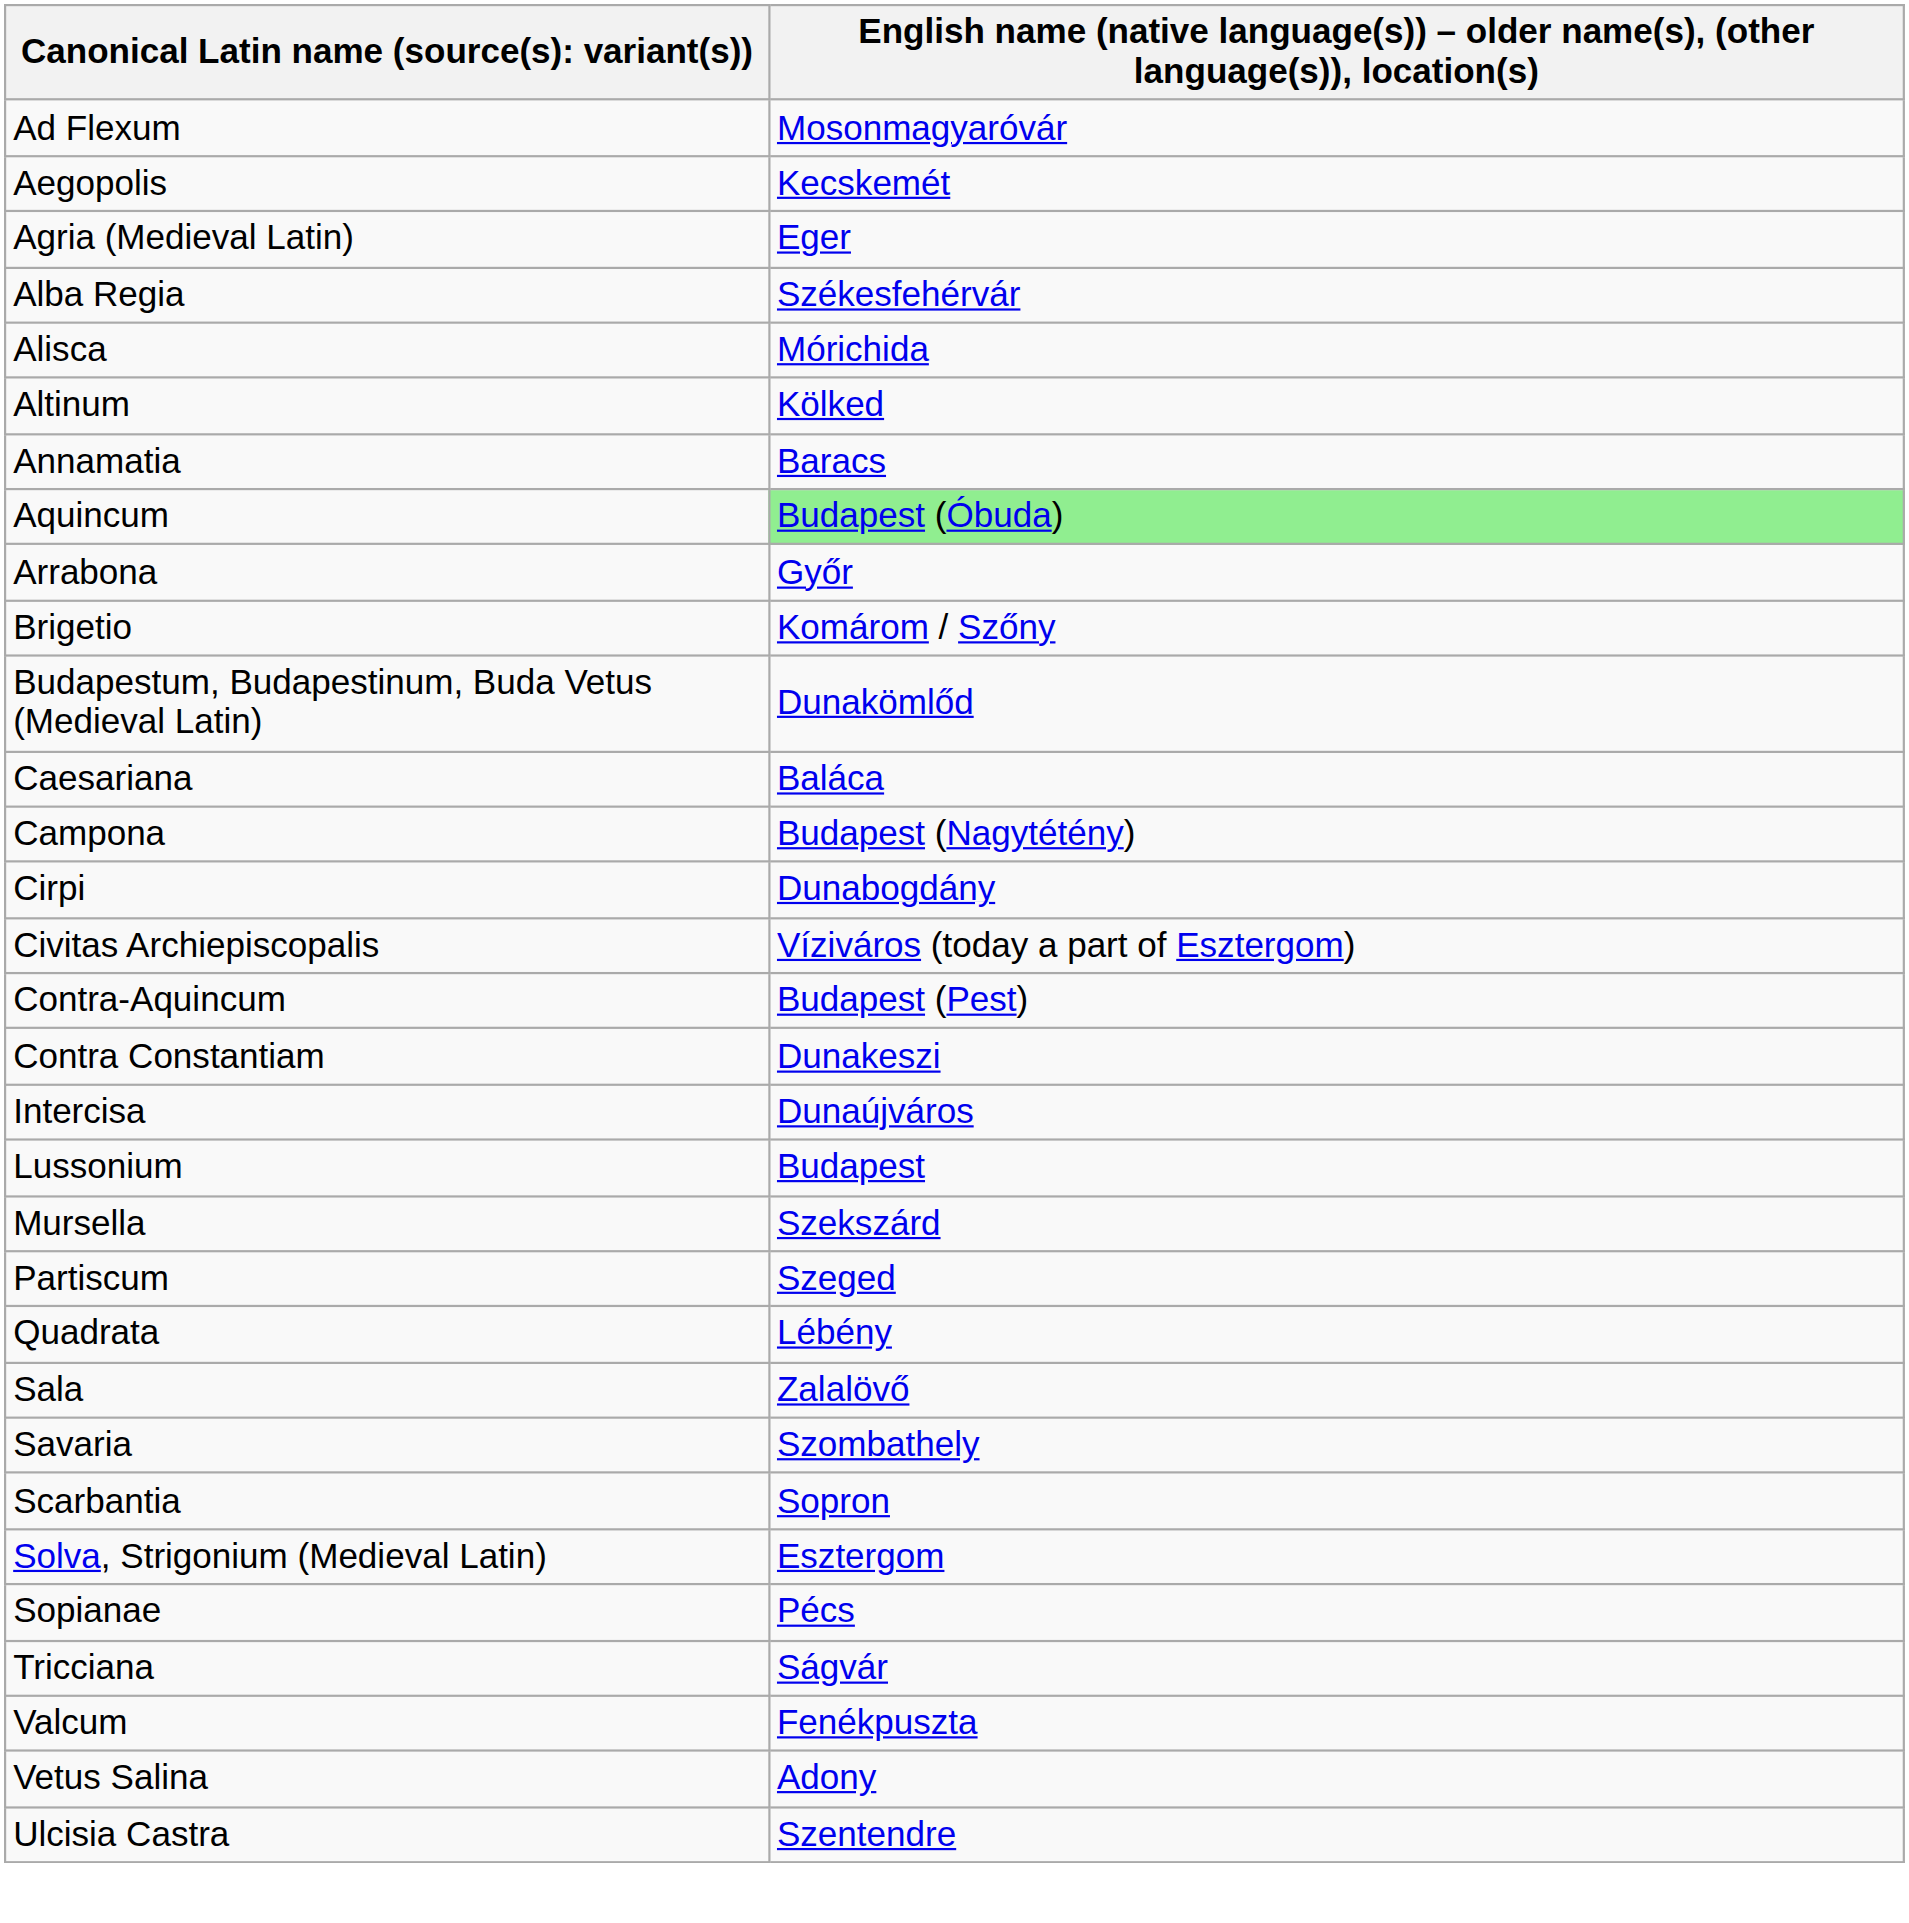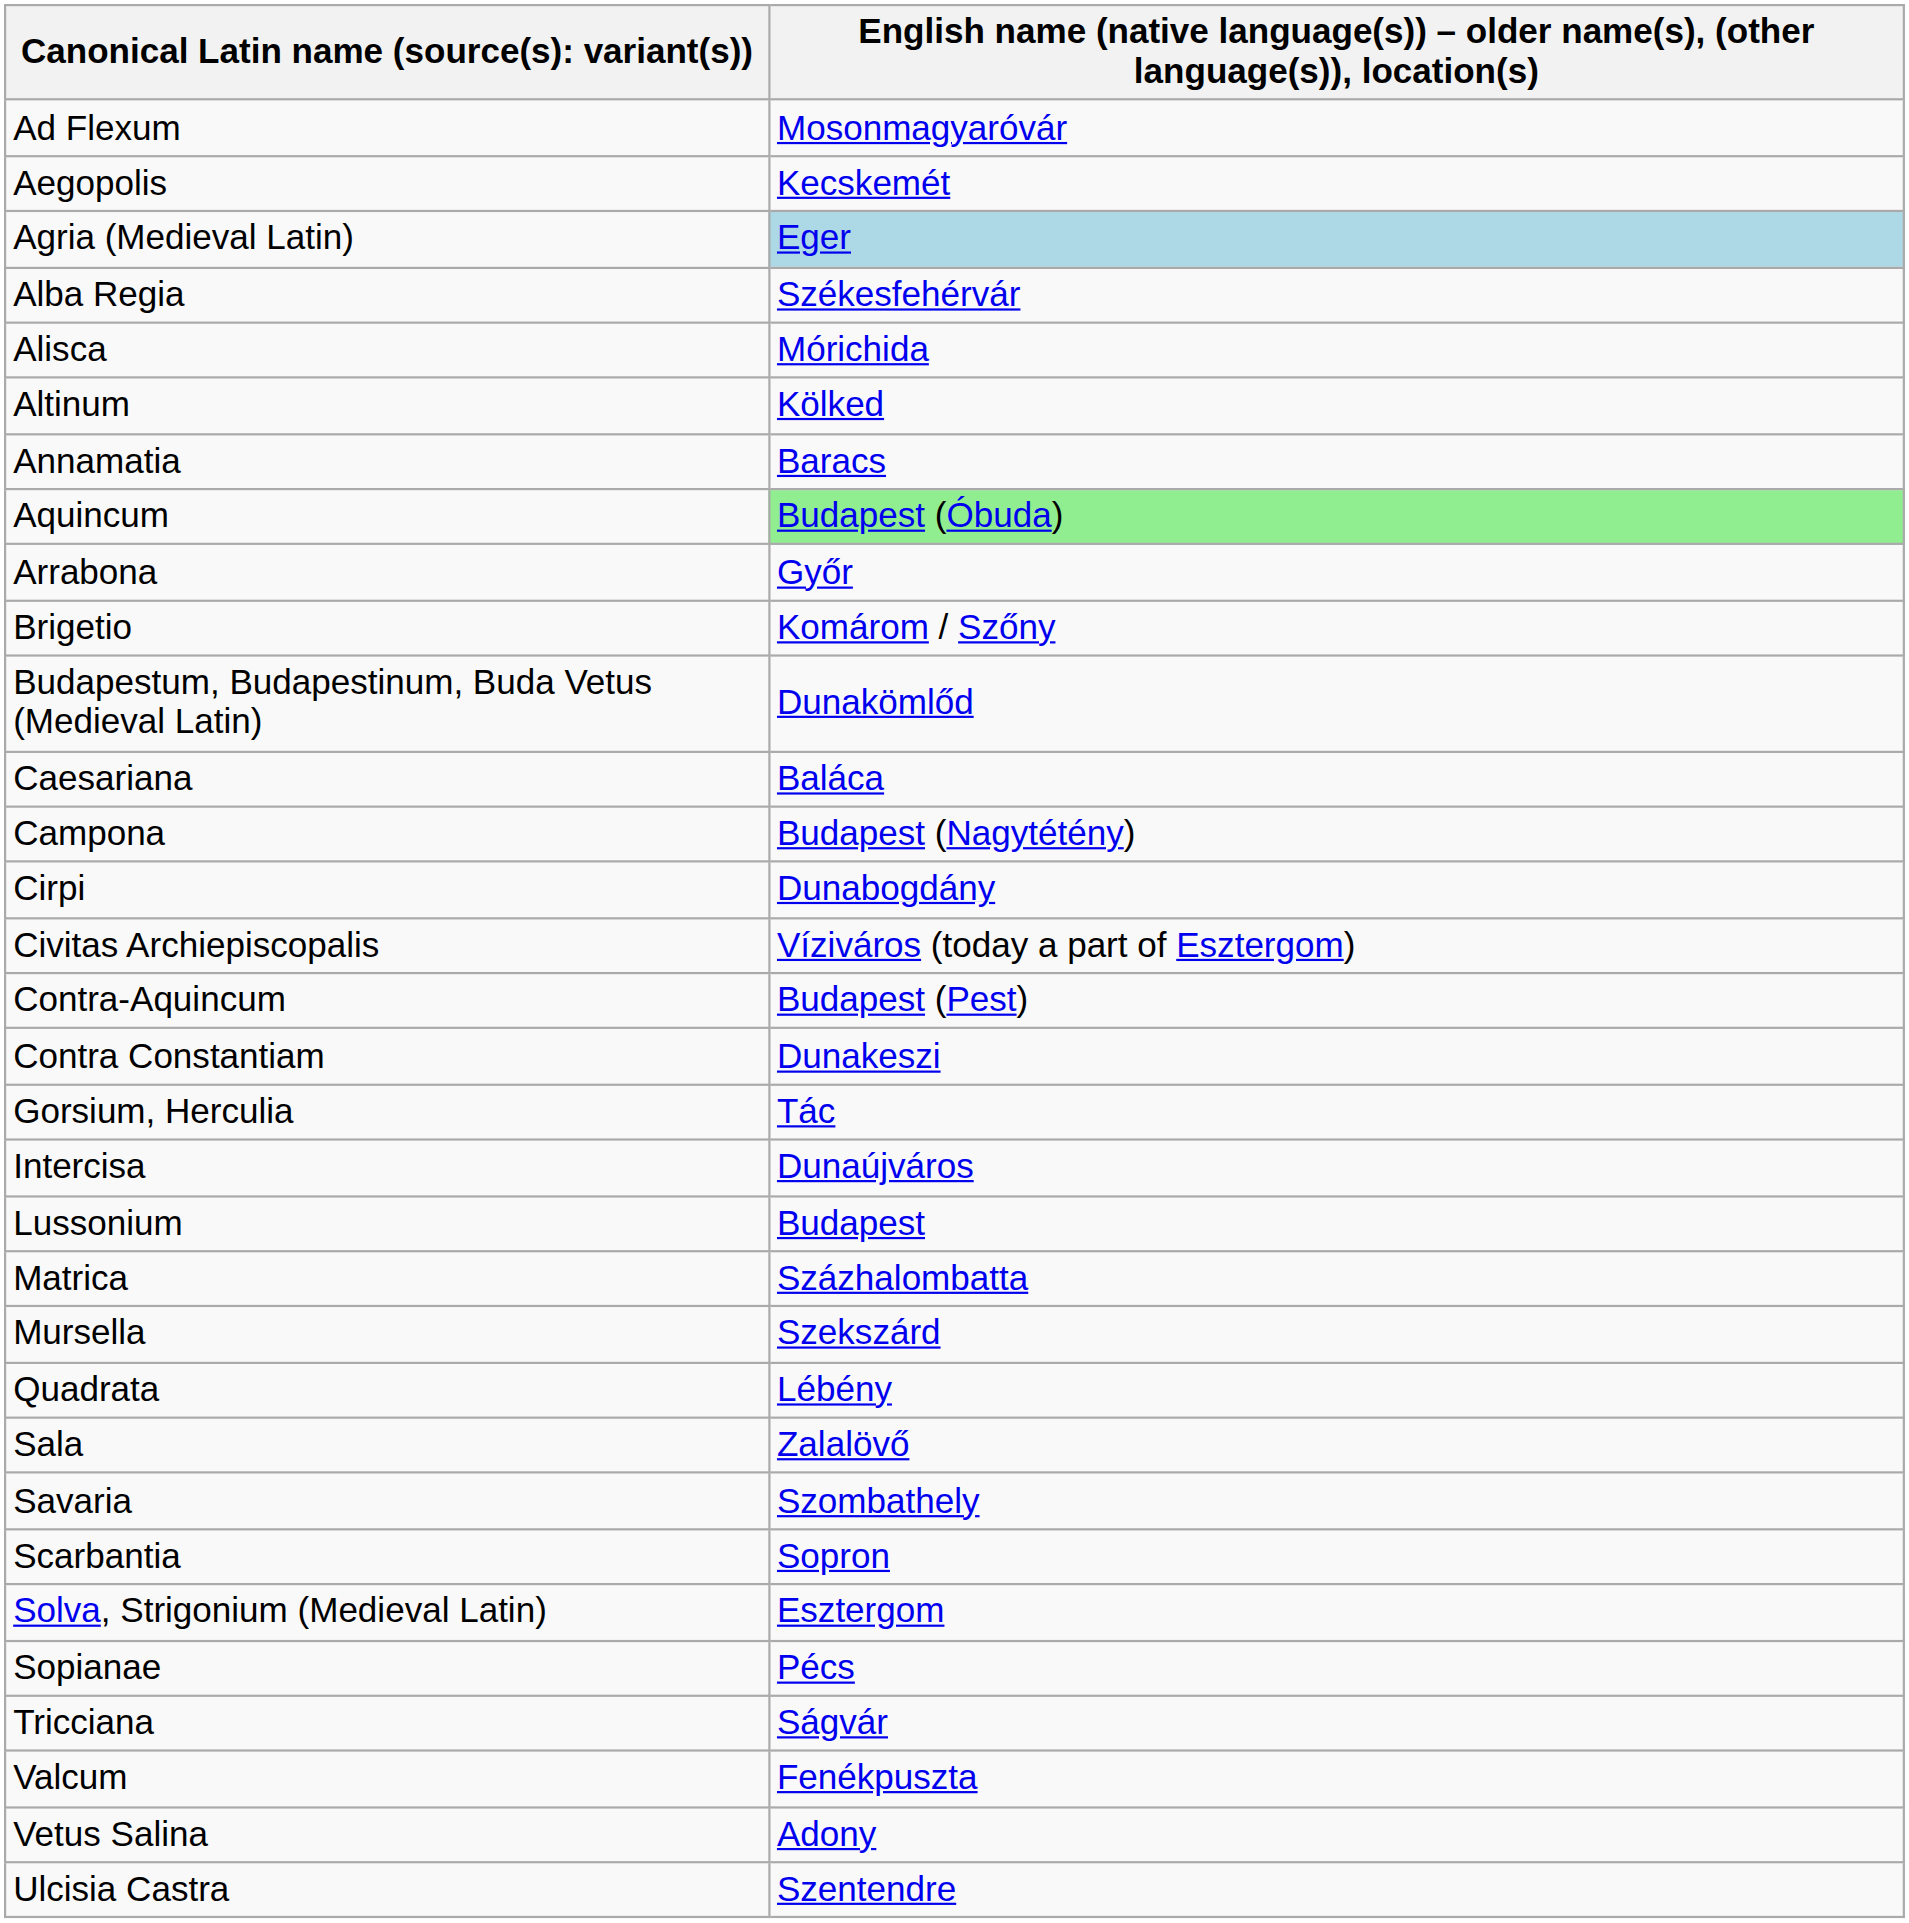(814, 238) no background -> (814, 238) lightblue background
+ row: (153, 1111)
+ row: (71, 1278)
- row: (91, 1278)
